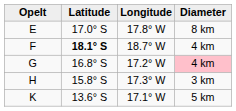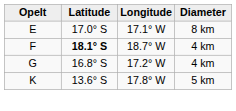(146, 30) 17.8° W -> (146, 30) 17.1° W
(203, 64) pink background -> (203, 64) no background
- row: (33, 81)
(146, 98) 17.1° W -> (146, 81) 17.8° W
